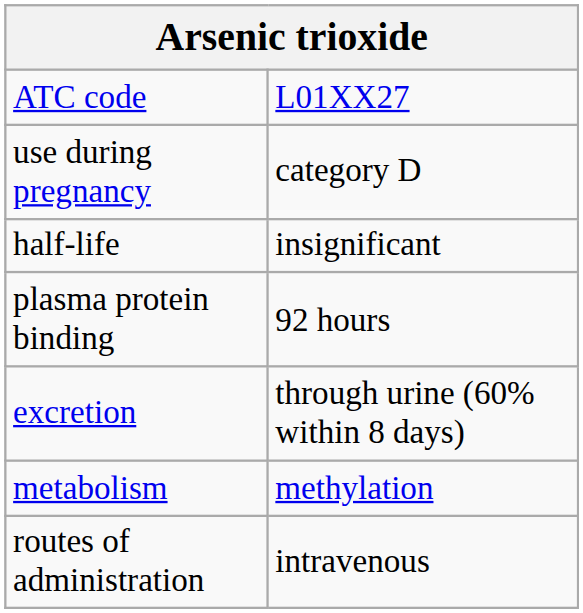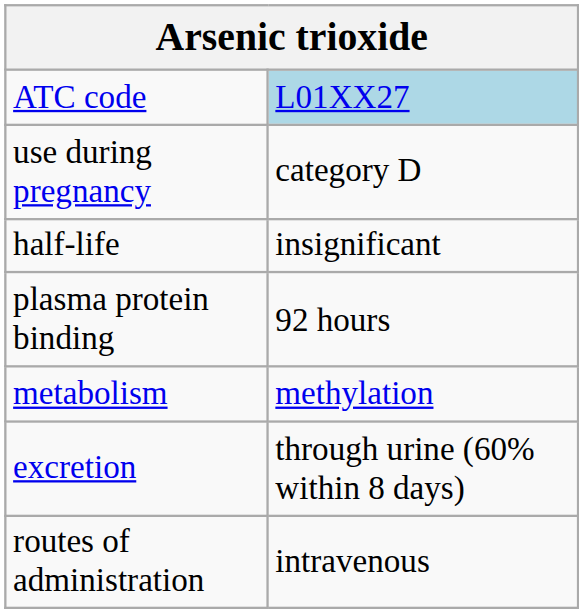(342, 96) no background -> (342, 96) lightblue background
rows swapped: (90, 486) <-> (75, 412)
